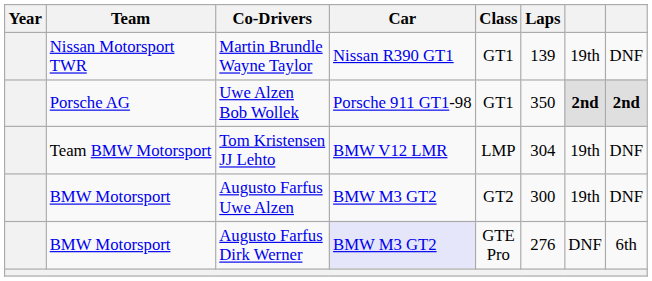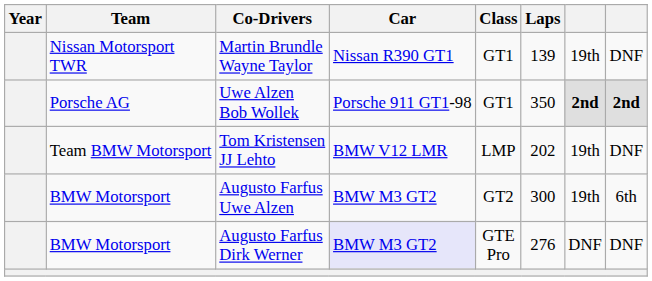(543, 150) 304 -> (543, 150) 202
(626, 197) DNF -> (626, 197) 6th
(626, 245) 6th -> (626, 245) DNF
